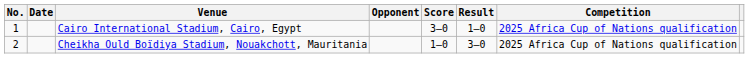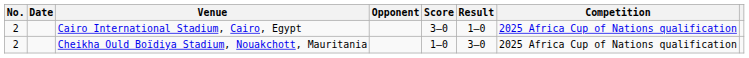(16, 29) 1 -> (16, 29) 2
